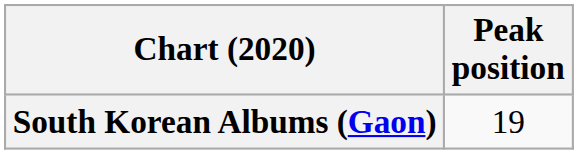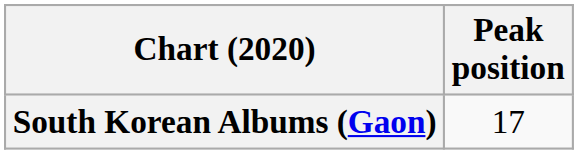(508, 121) 19 -> (508, 121) 17
